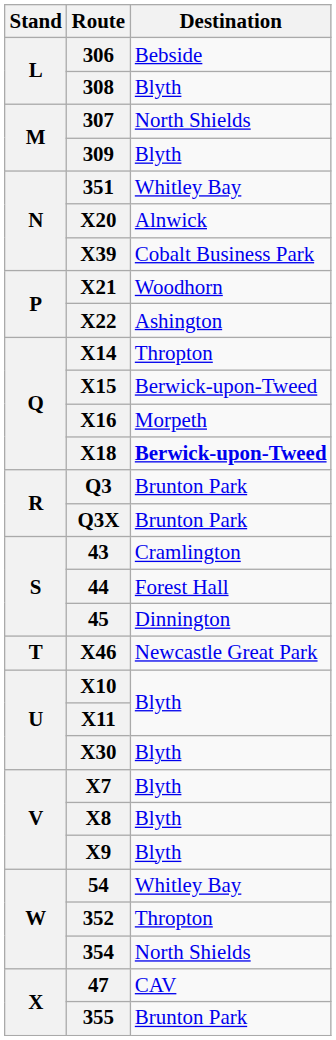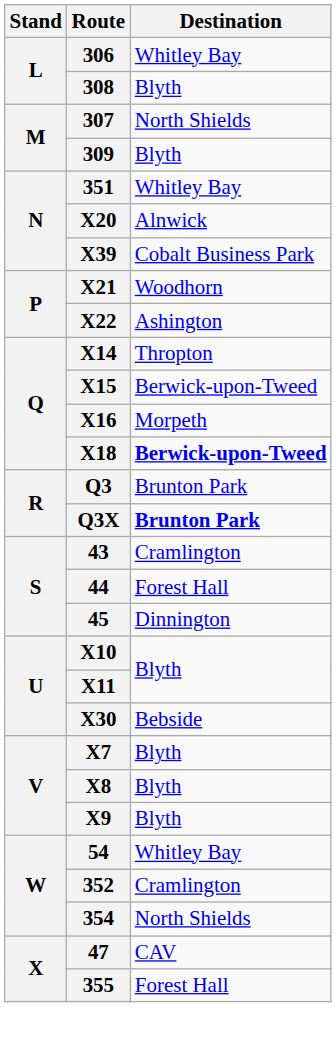(169, 54) Bebside -> (188, 54) Whitley Bay
(191, 519) normal -> (197, 519) bold
- row: (98, 652)
(158, 752) Blyth -> (169, 719) Bebside
(174, 918) Thropton -> (188, 885) Cramlington
(191, 1018) Brunton Park -> (182, 985) Forest Hall
